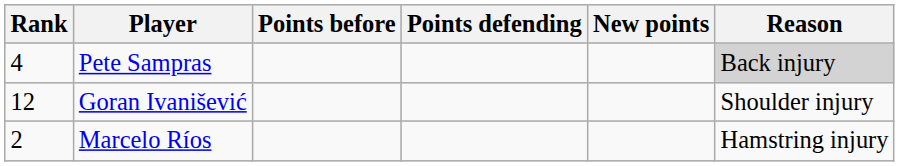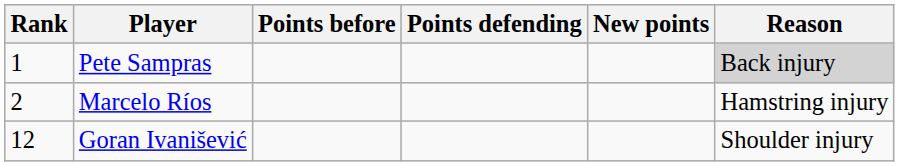(17, 62) 4 -> (17, 62) 1
rows swapped: (145, 140) <-> (163, 101)
